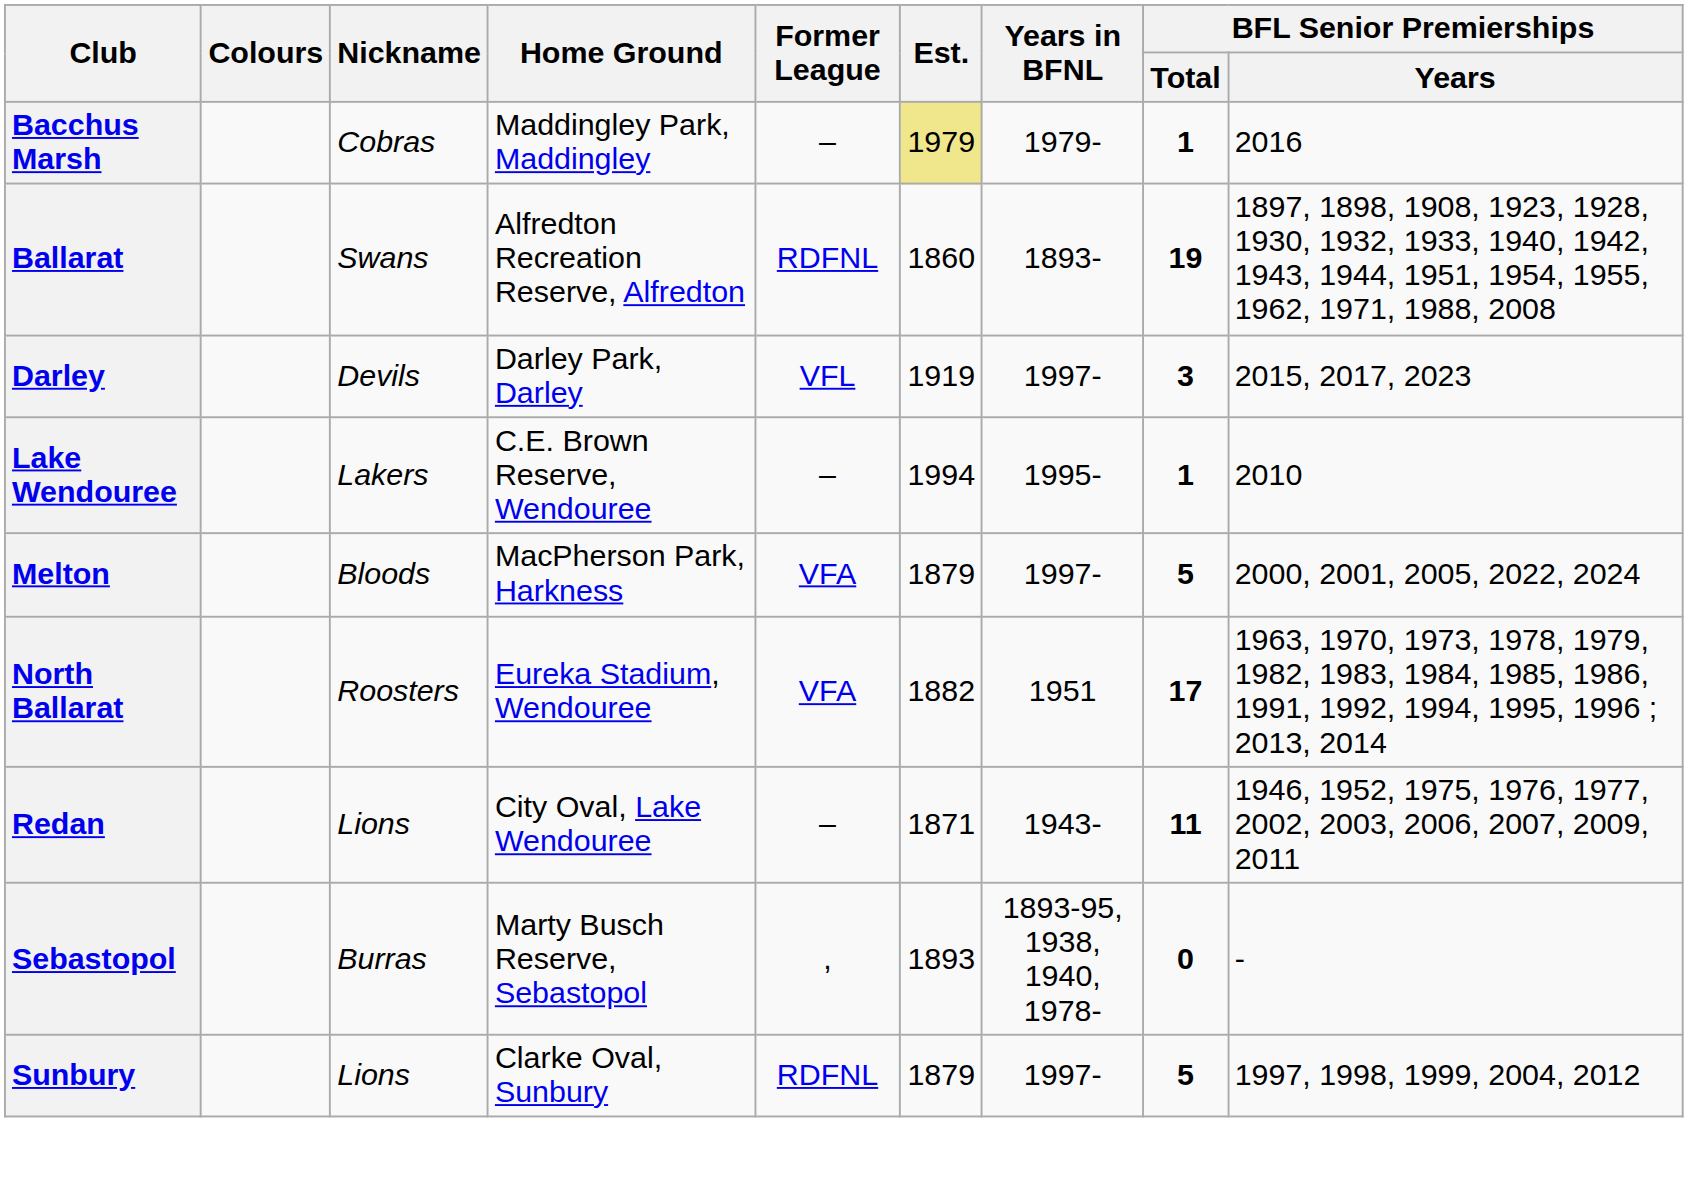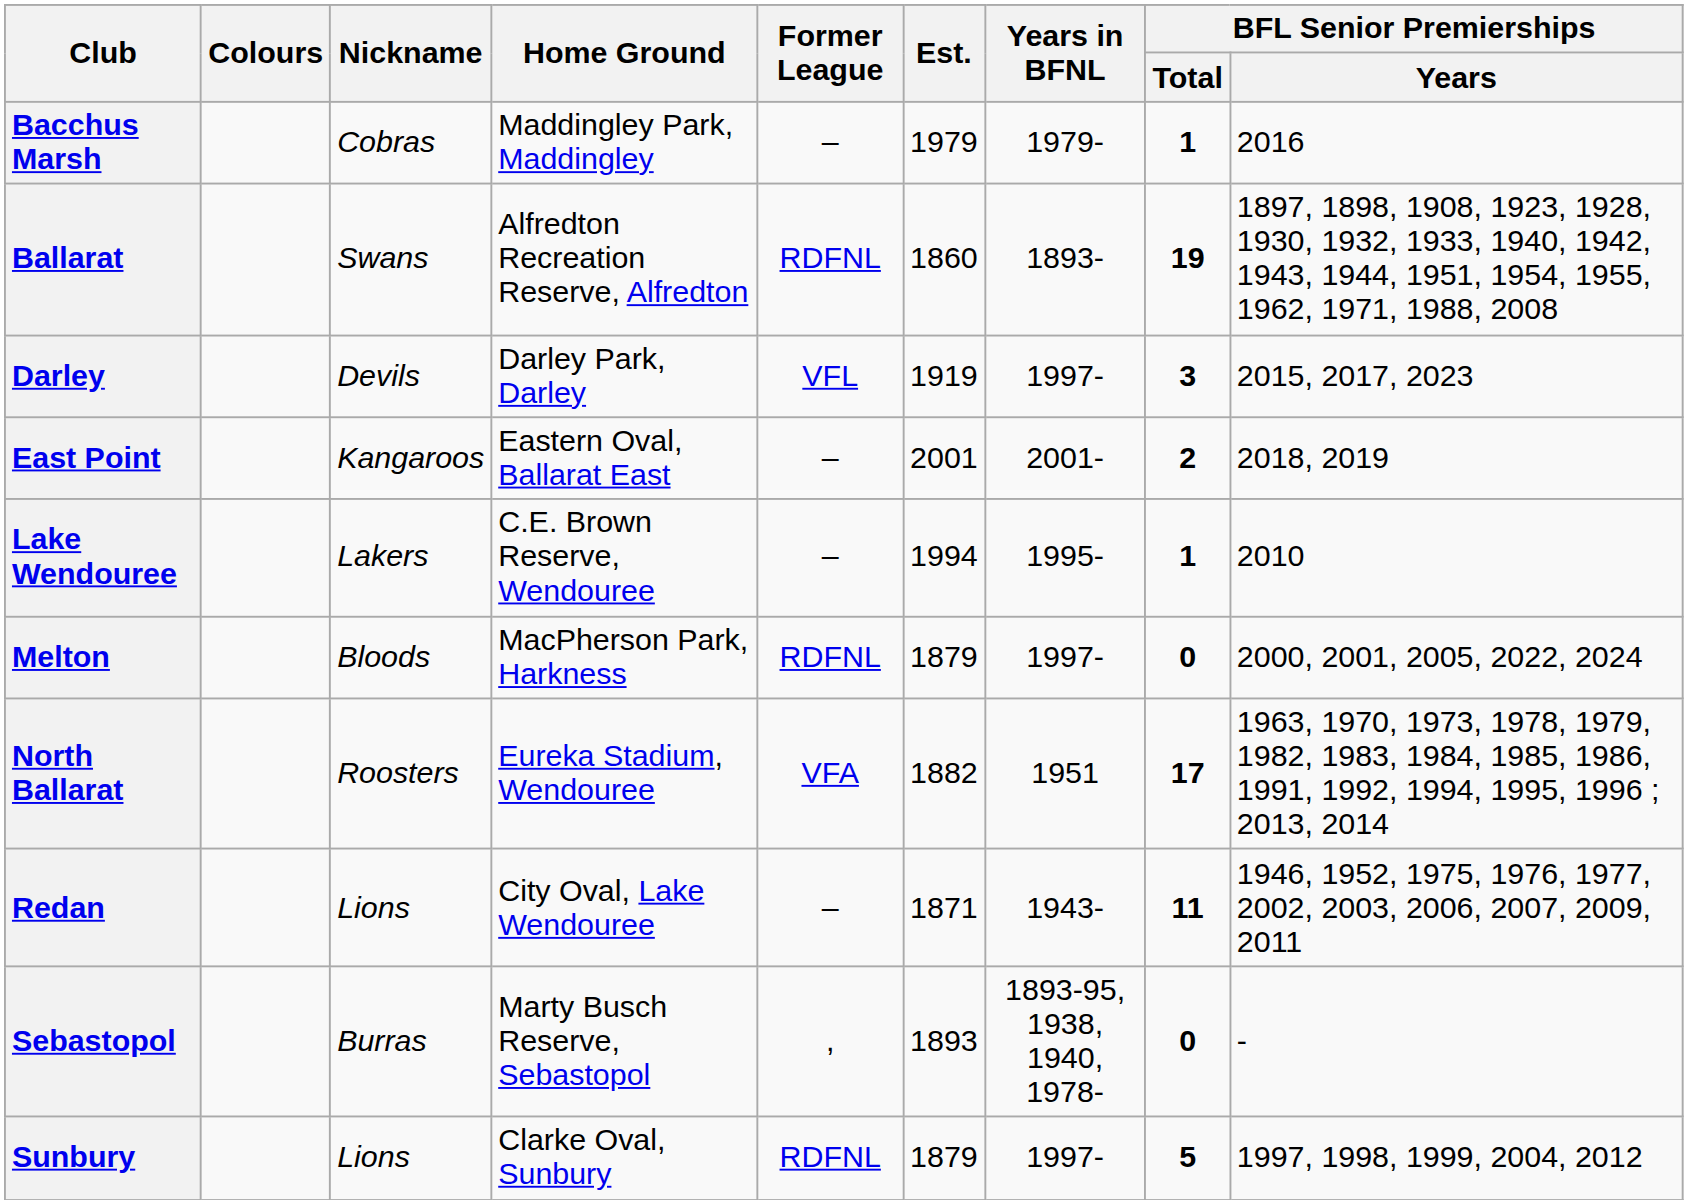(941, 142) khaki background -> (944, 142) no background
+ row: (86, 457)
(828, 574) VFA -> (830, 656) RDFNL
(1186, 574) 5 -> (1188, 656) 0
